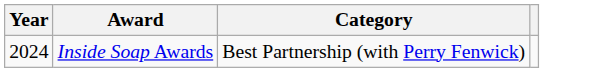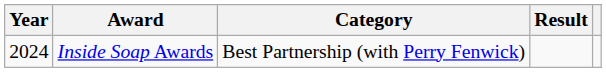+ column: (561, 20)
